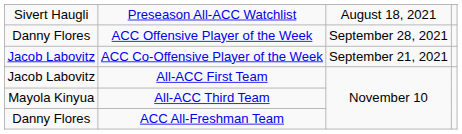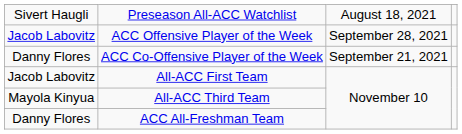(51, 35) Danny Flores -> (51, 35) Jacob Labovitz
(51, 56) Jacob Labovitz -> (51, 56) Danny Flores
